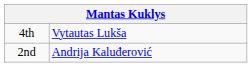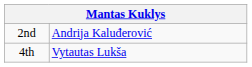rows swapped: (27, 52) <-> (27, 33)
